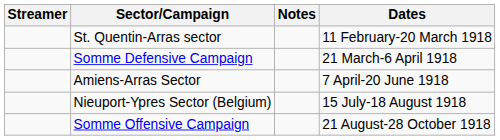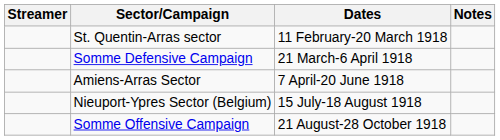columns swapped: (407, 15) <-> (297, 15)
